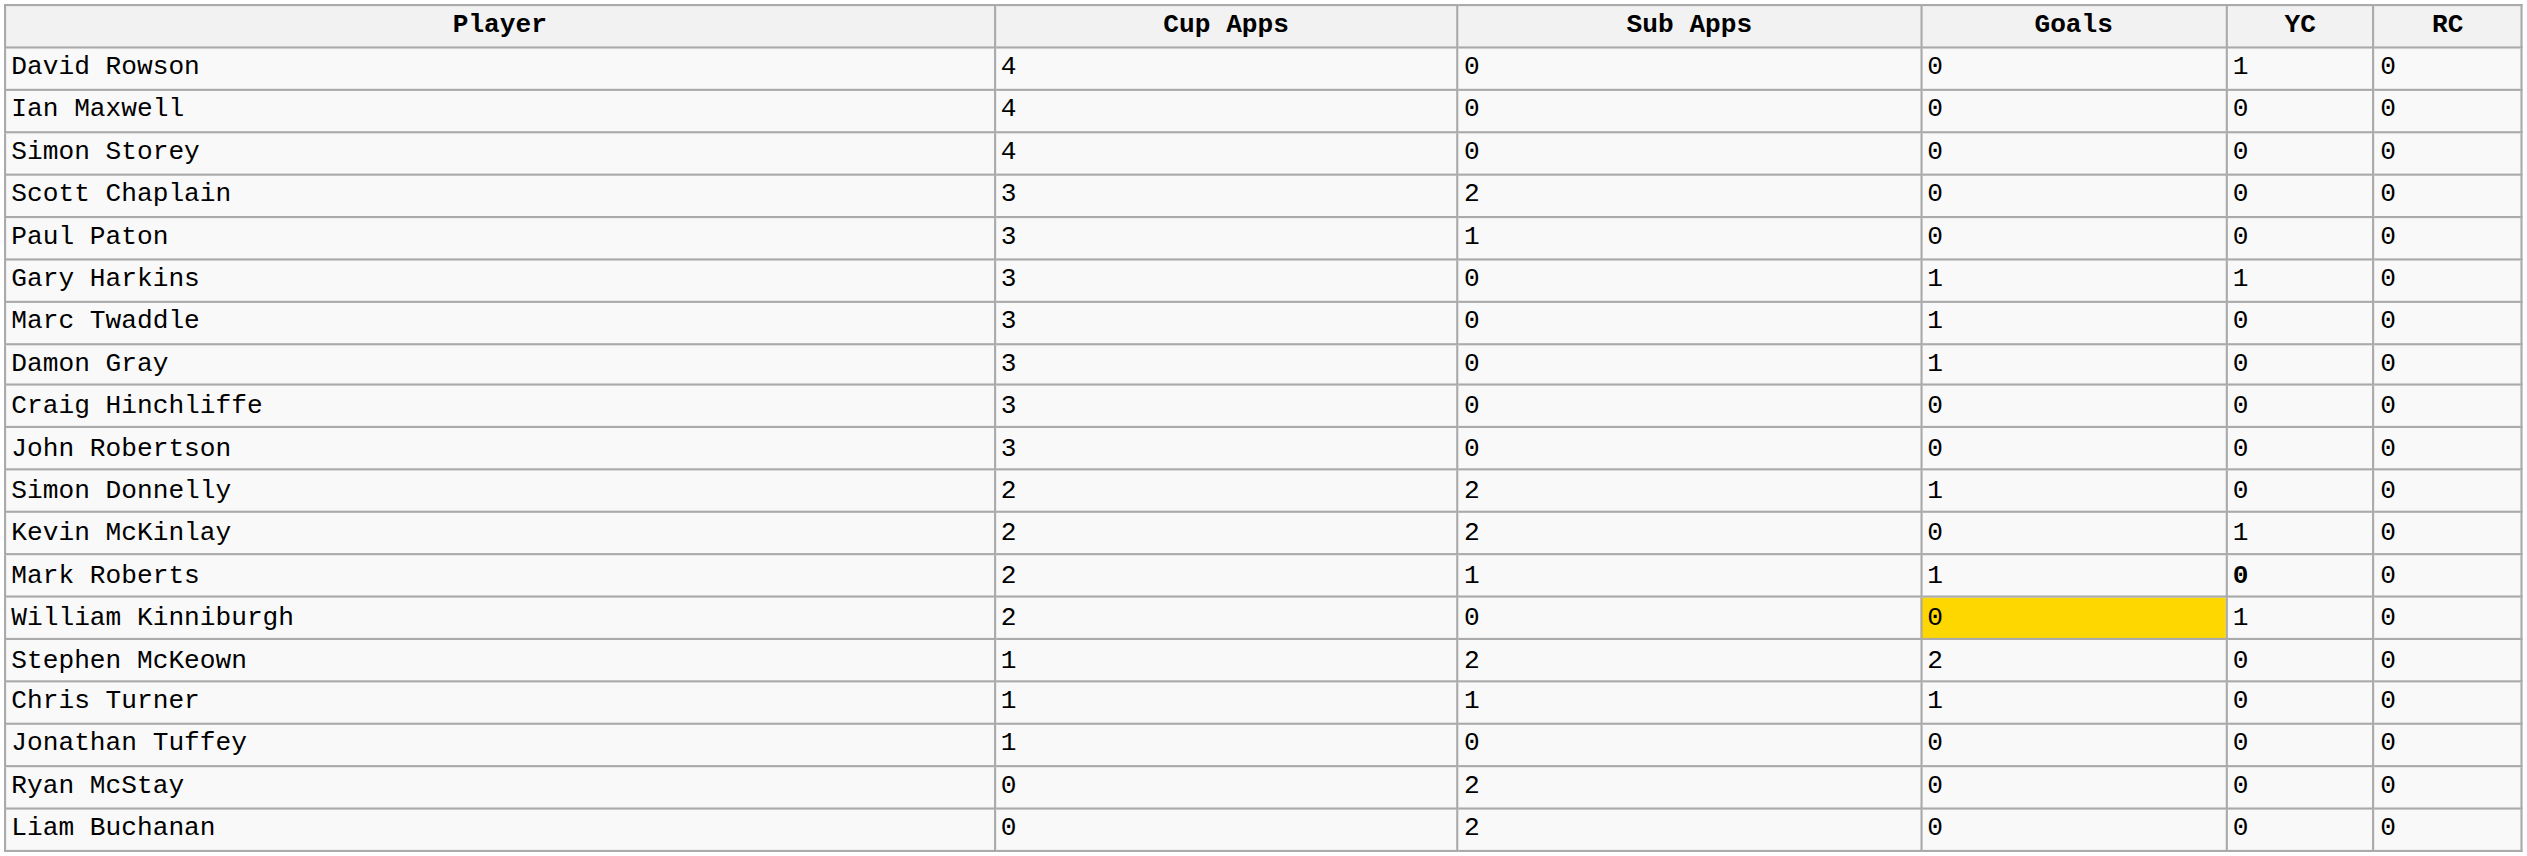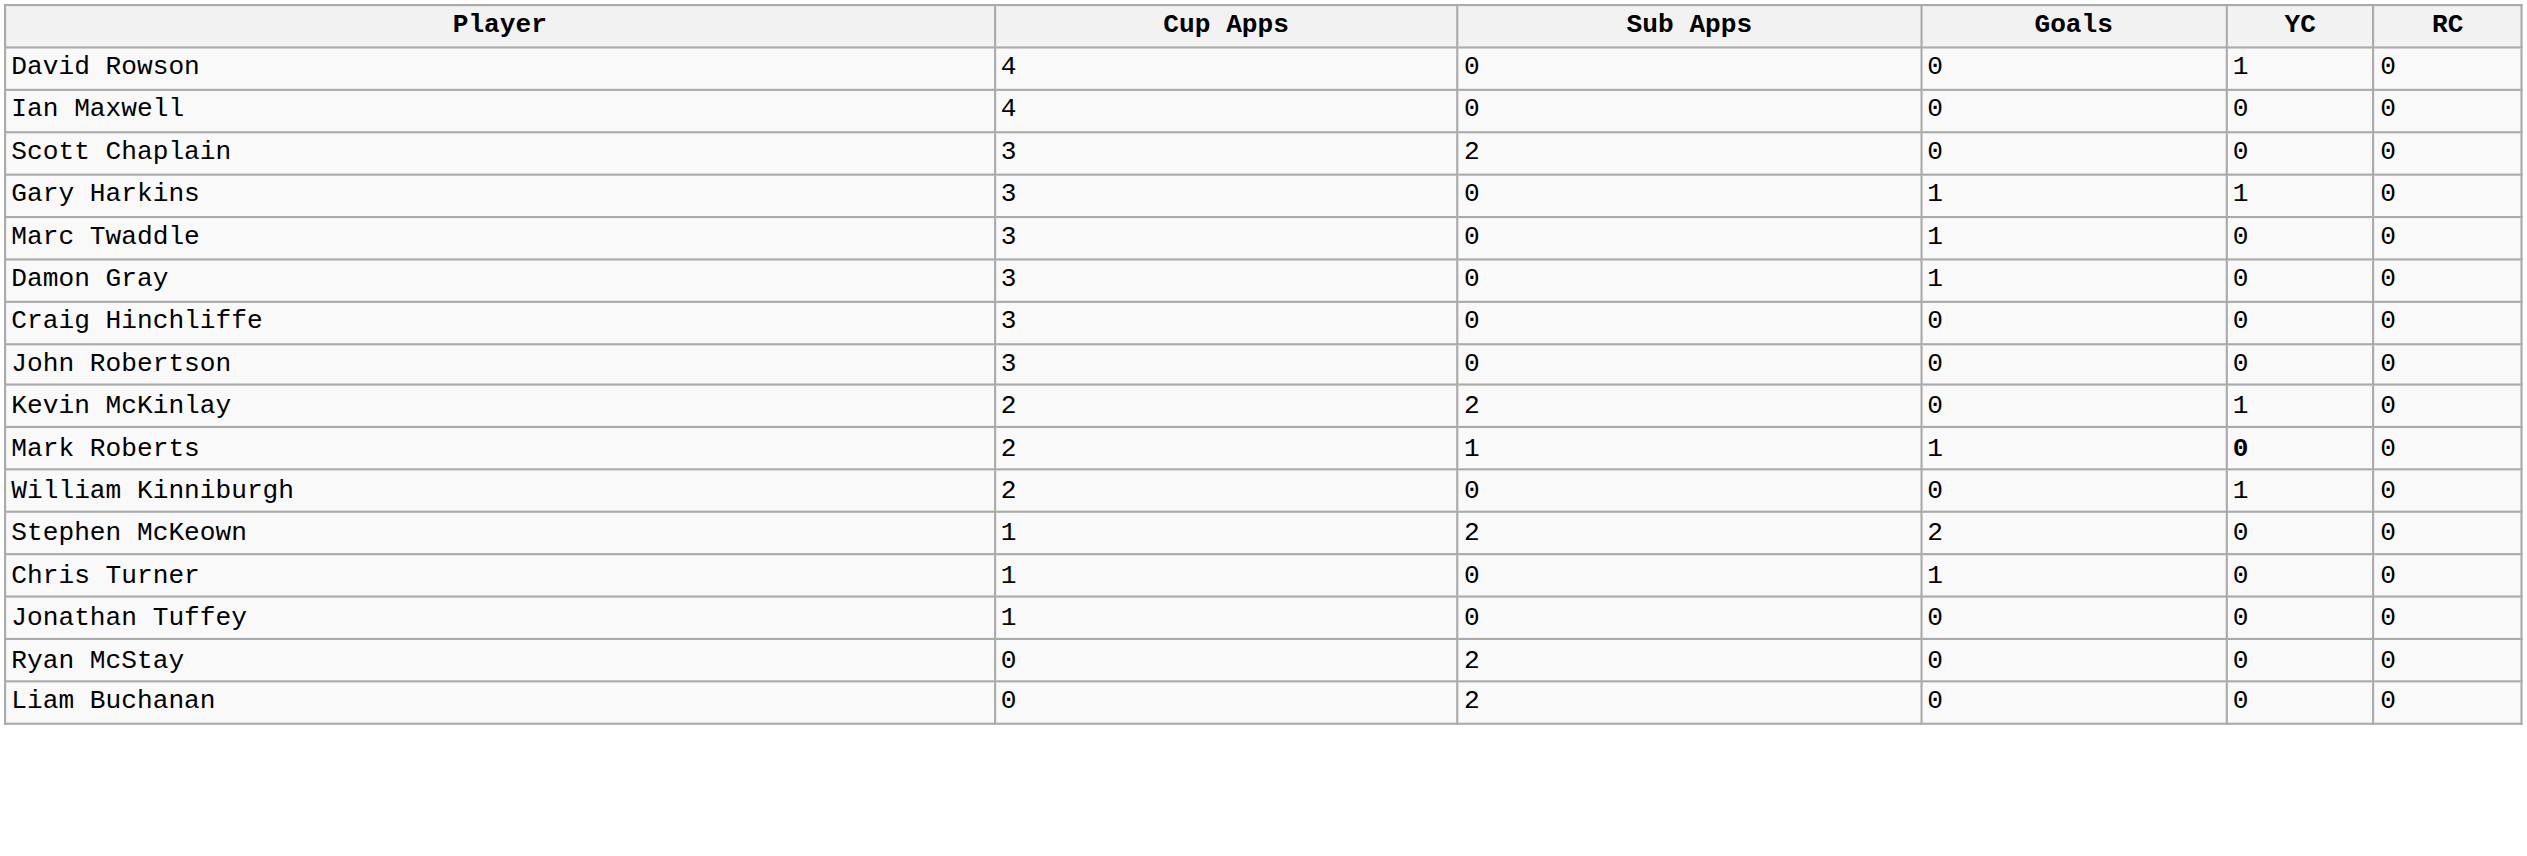- row: (106, 153)
- row: (90, 238)
- row: (121, 491)
(1935, 618) gold background -> (1935, 491) no background
(1472, 703) 1 -> (1472, 576) 0
